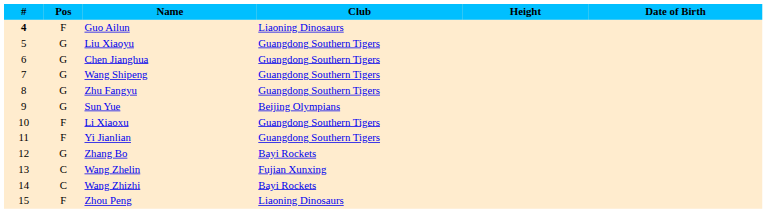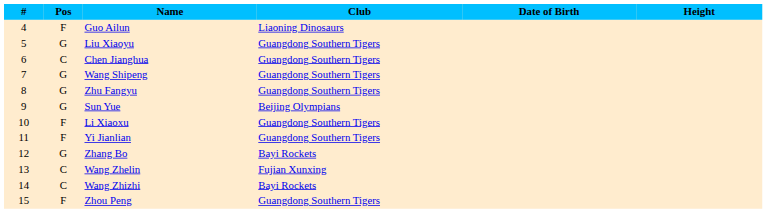columns swapped: (675, 12) <-> (525, 12)
(24, 27) bold -> (24, 27) normal
(63, 59) G -> (63, 59) C
(301, 200) Liaoning Dinosaurs -> (319, 200) Guangdong Southern Tigers
